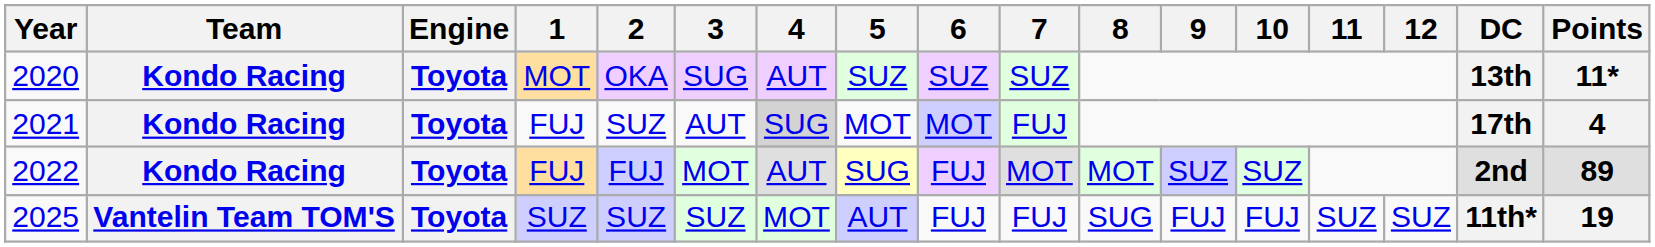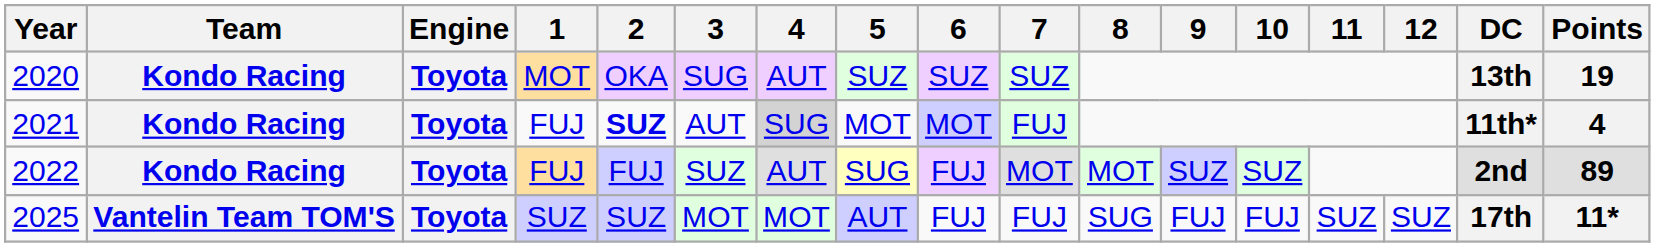(1597, 76) 11* -> (1597, 76) 19
(636, 123) normal -> (636, 123) bold
(1501, 123) 17th -> (1501, 123) 11th*
(715, 171) MOT -> (715, 171) SUZ
(715, 218) SUZ -> (715, 218) MOT
(1501, 218) 11th* -> (1501, 218) 17th
(1597, 218) 19 -> (1597, 218) 11*
